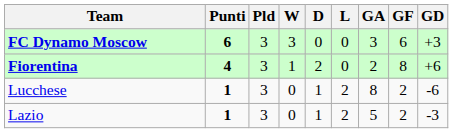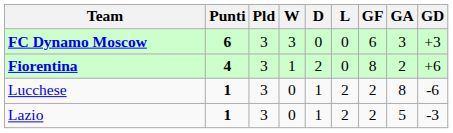columns swapped: (403, 16) <-> (373, 16)
